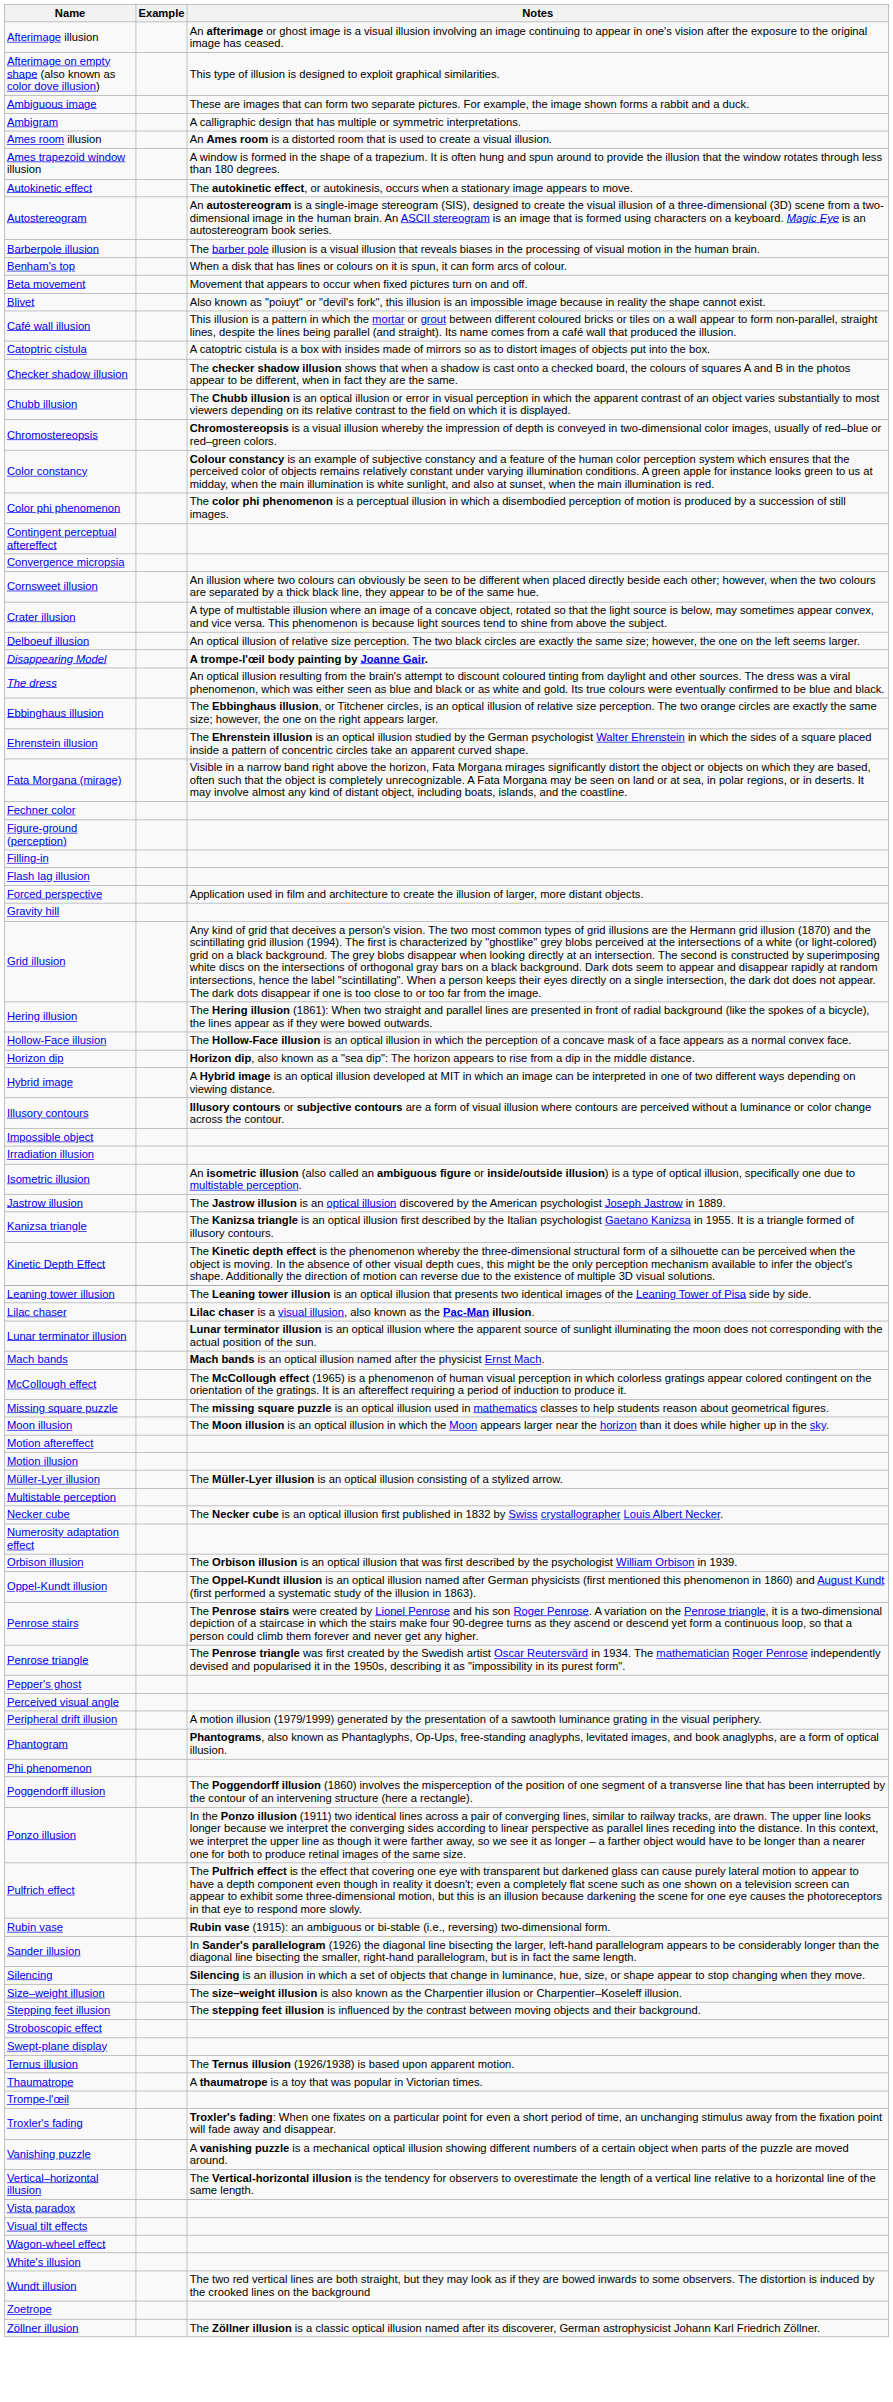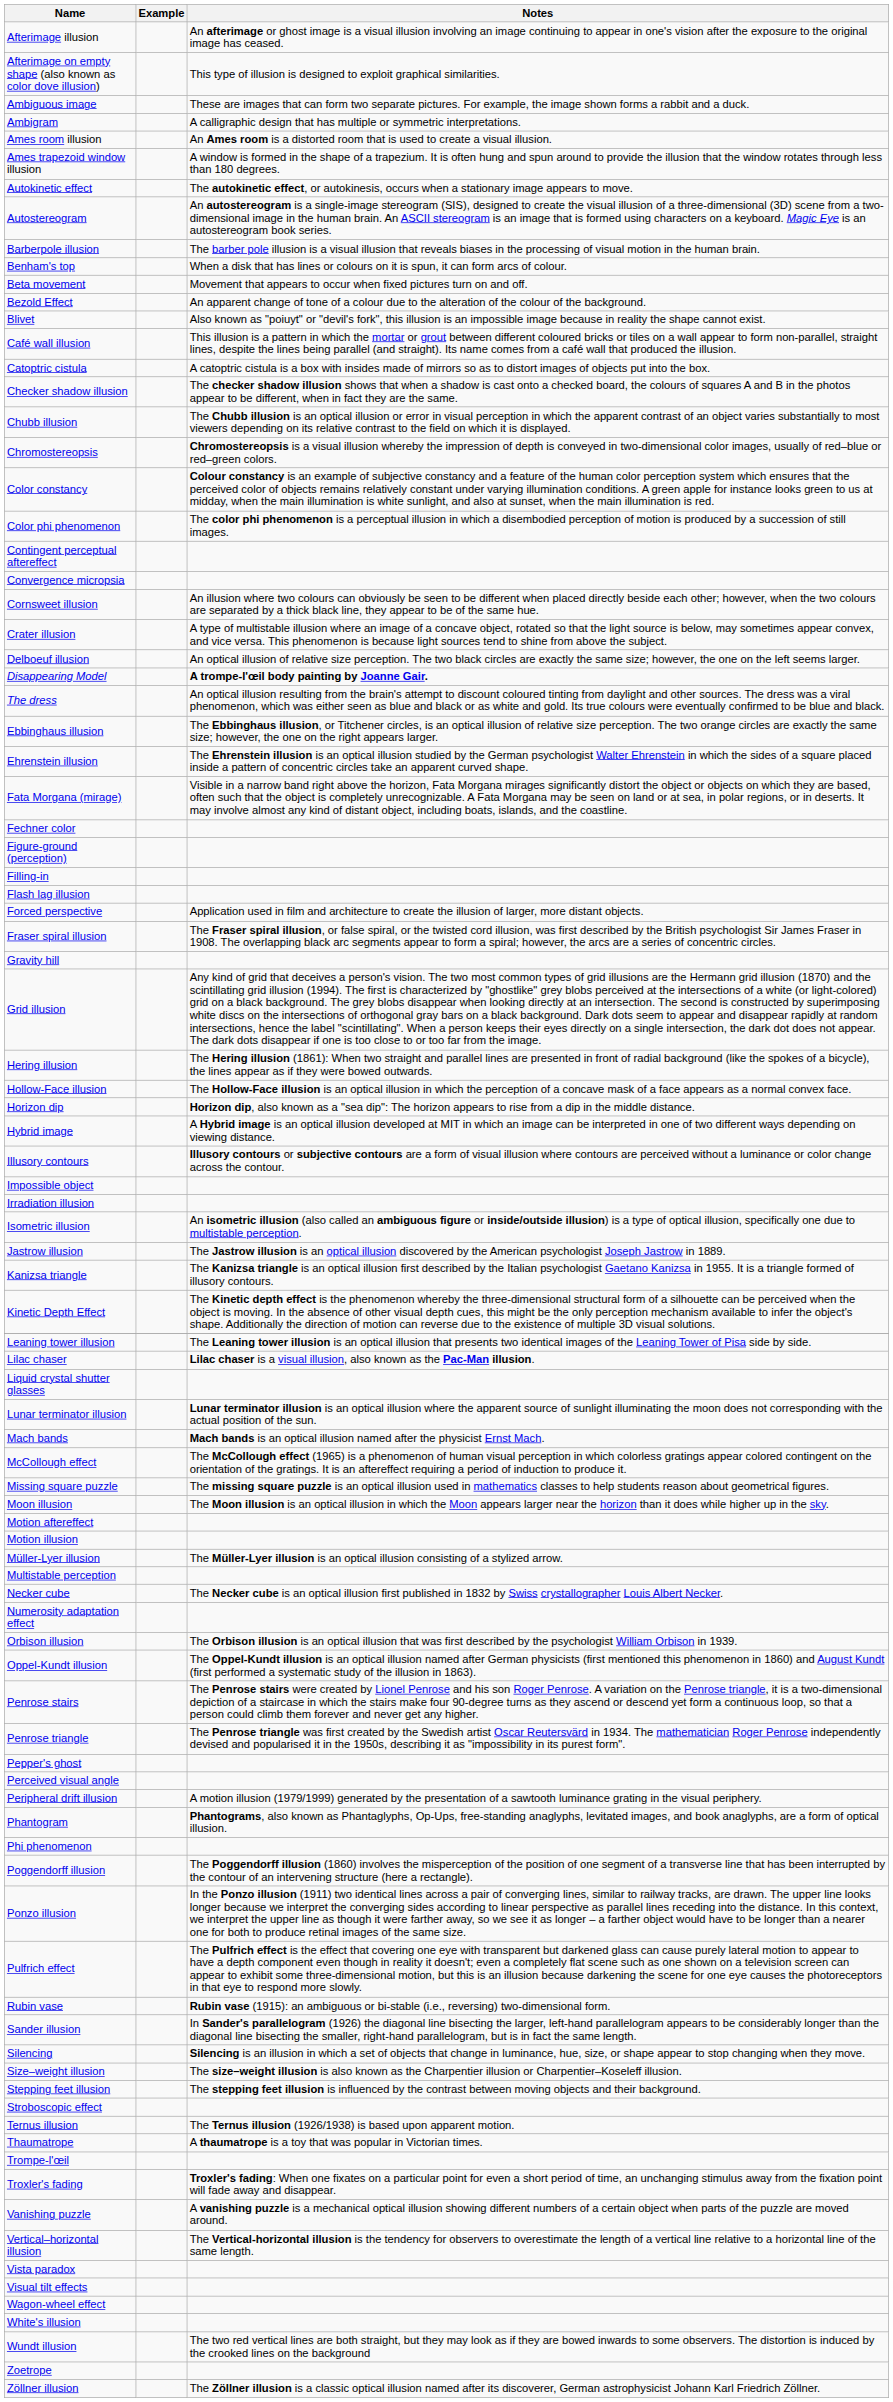+ row: (40, 302)
+ row: (57, 936)
+ row: (58, 1384)
- row: (57, 2046)
